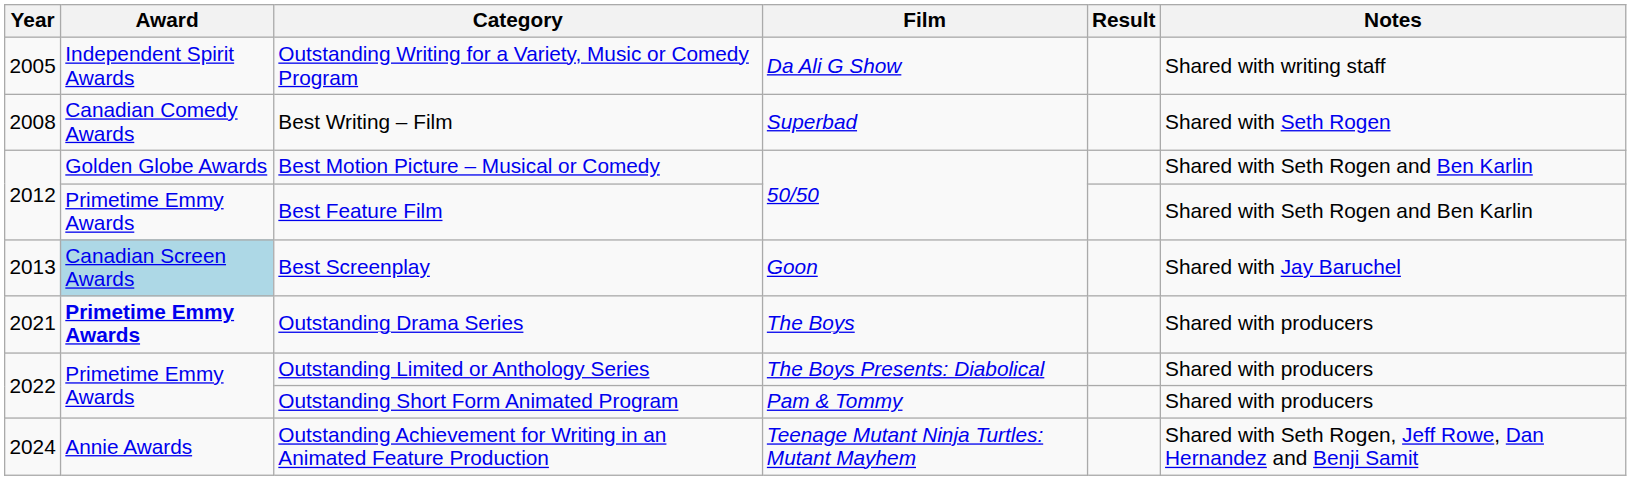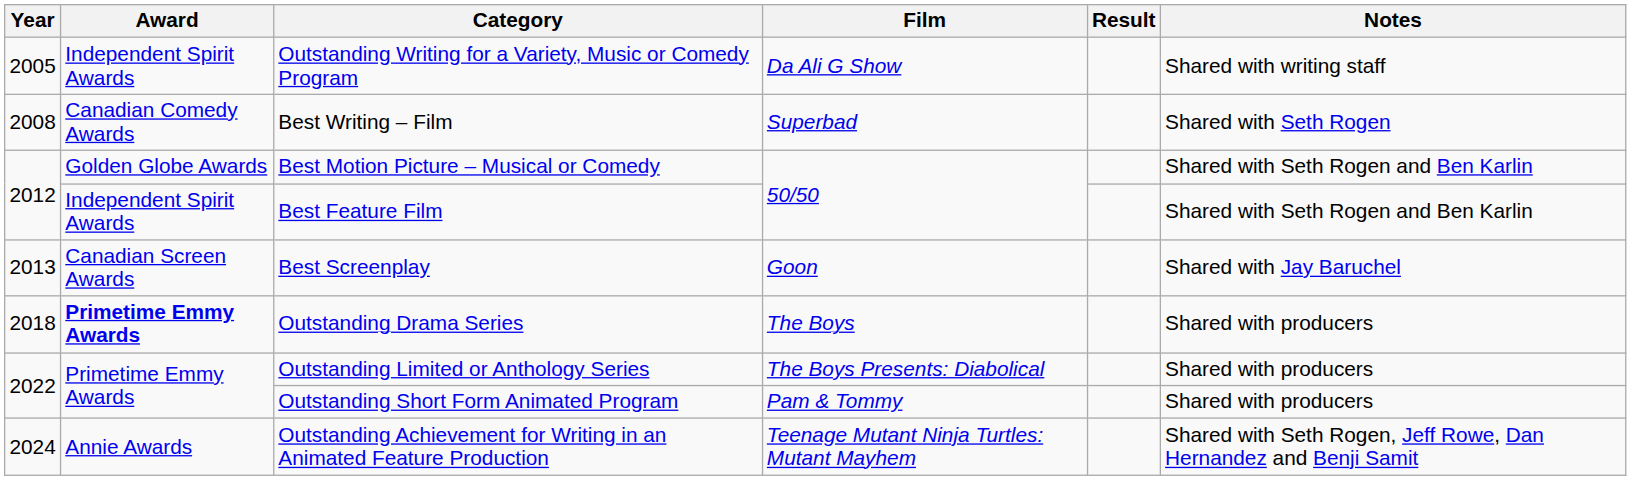(144, 211) Primetime Emmy Awards -> (150, 211) Independent Spirit Awards
(146, 267) lightblue background -> (146, 267) no background
(33, 324) 2021 -> (33, 324) 2018
